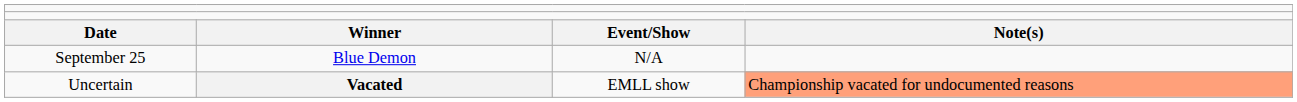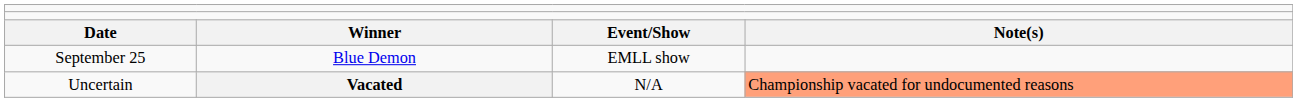(649, 58) N/A -> (649, 58) EMLL show
(649, 84) EMLL show -> (649, 84) N/A
